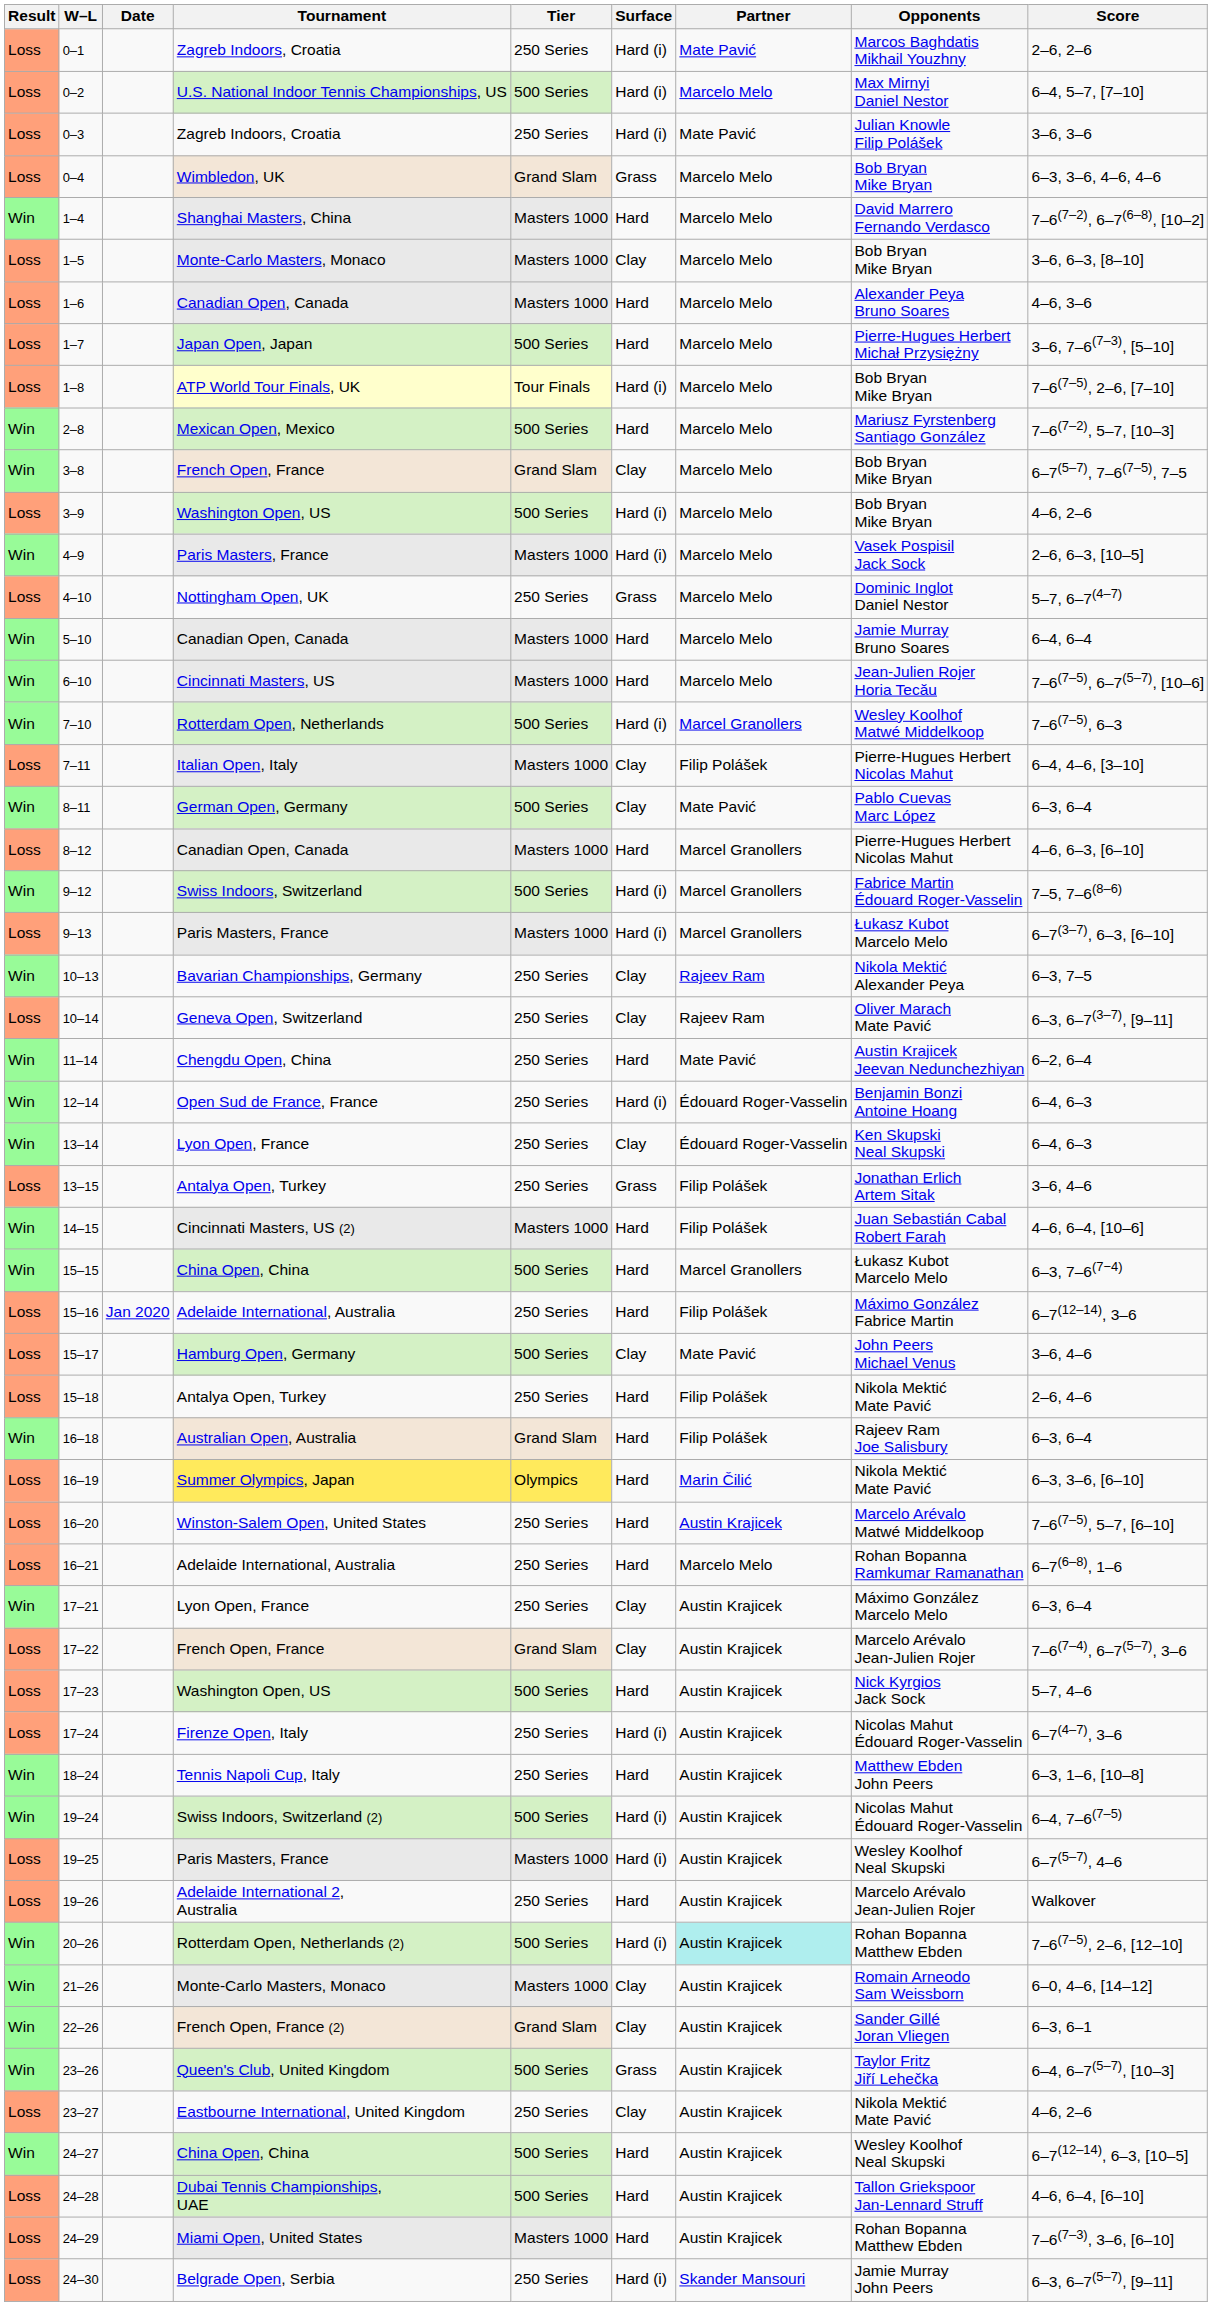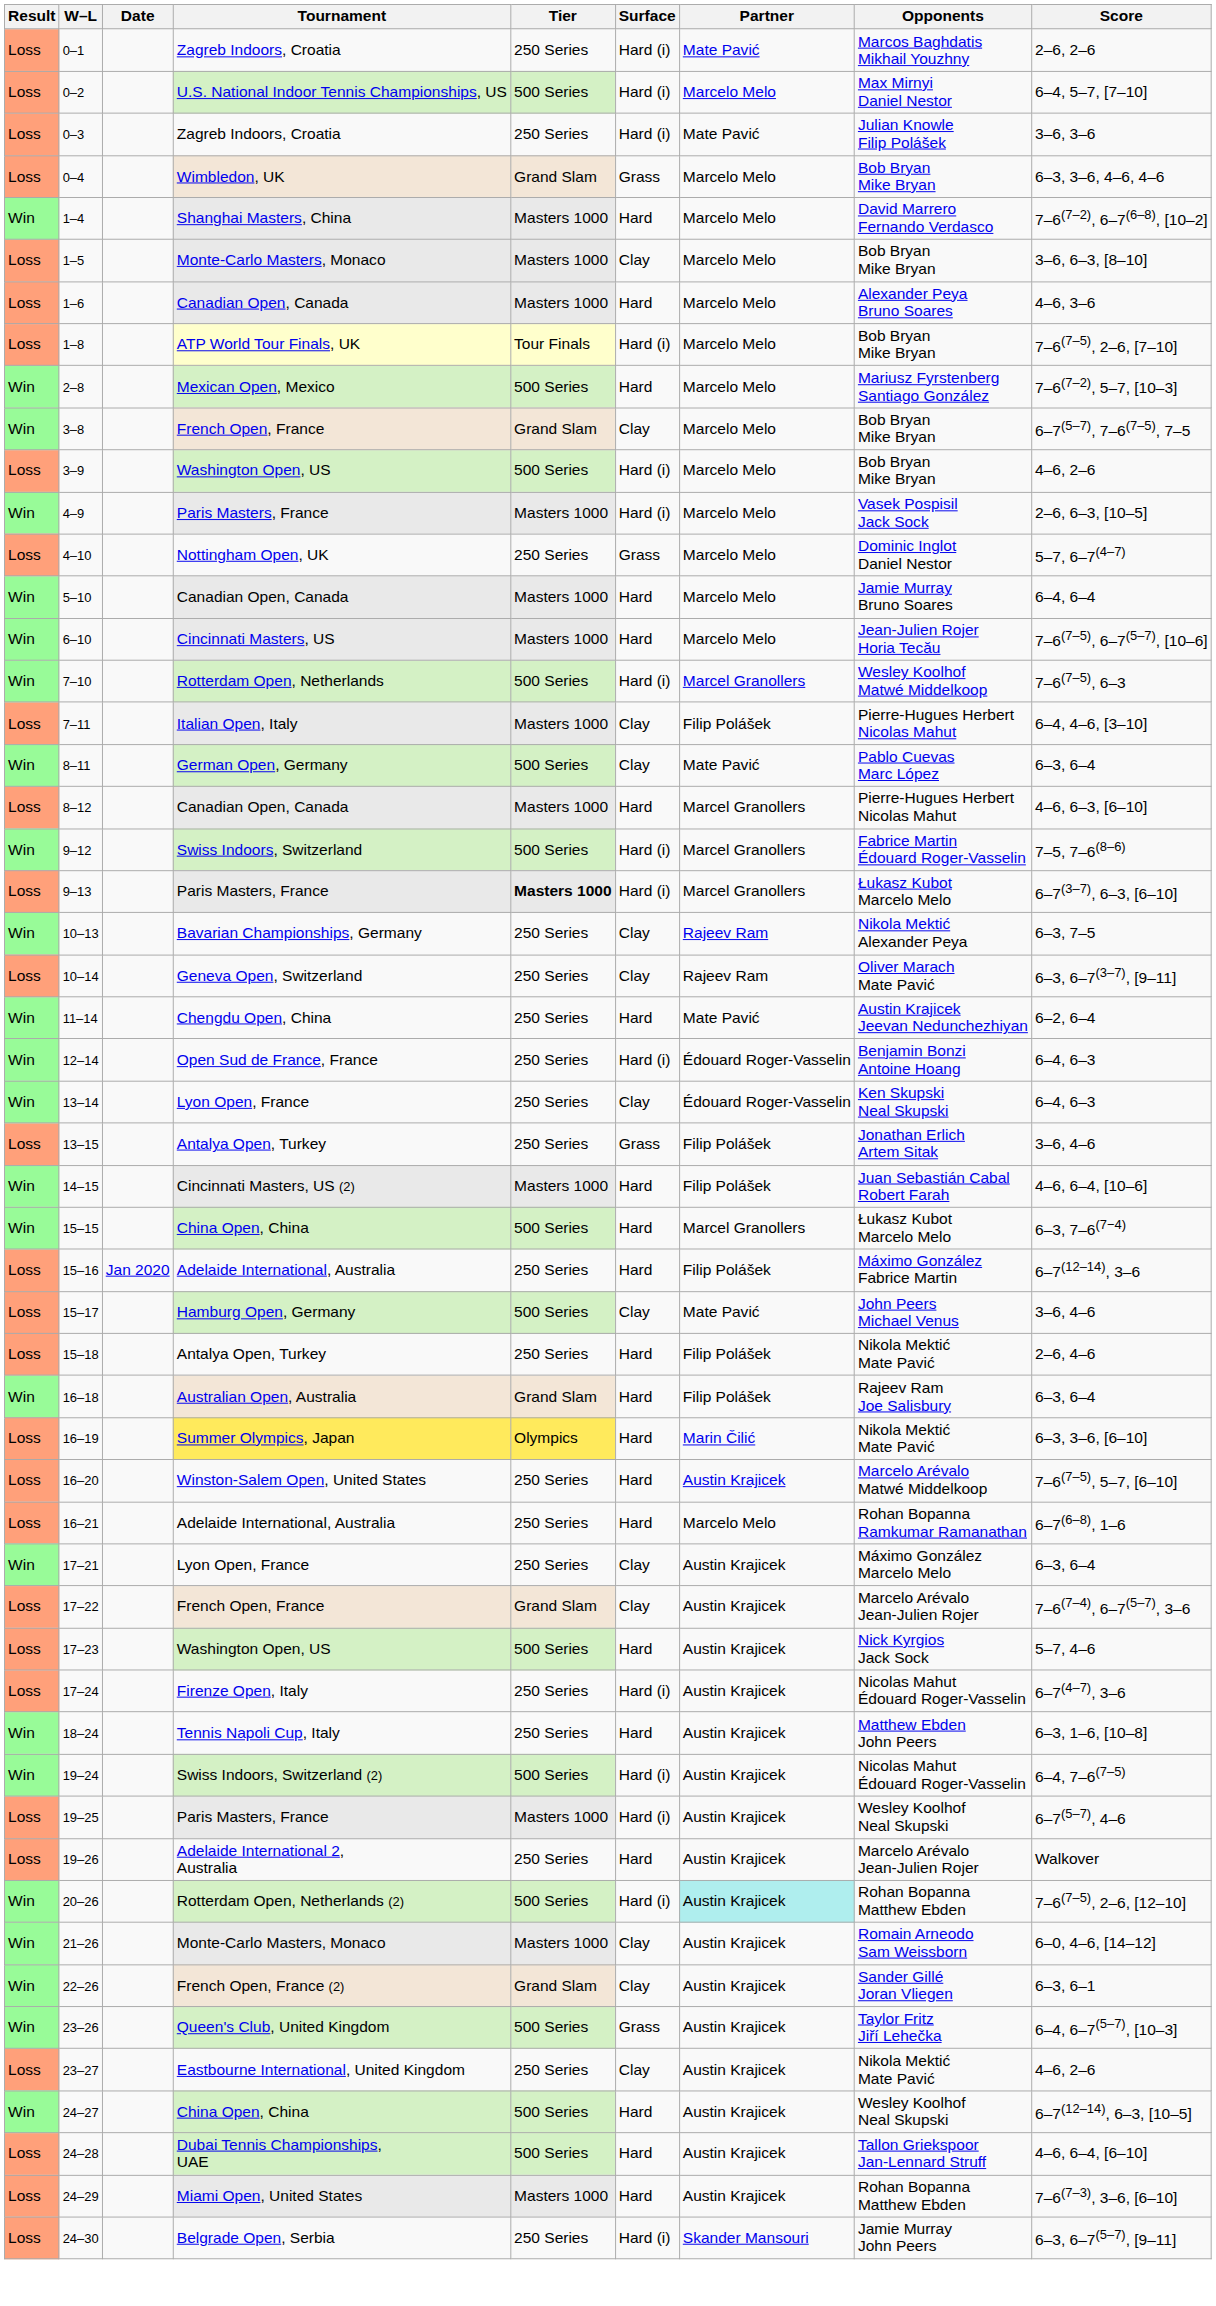- row: (73, 345)
(561, 933) normal -> (563, 891) bold
